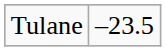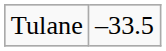(124, 24) –23.5 -> (124, 24) –33.5
